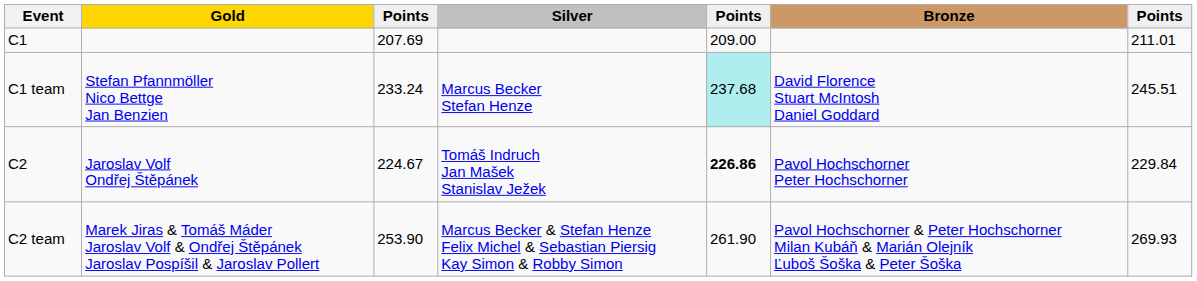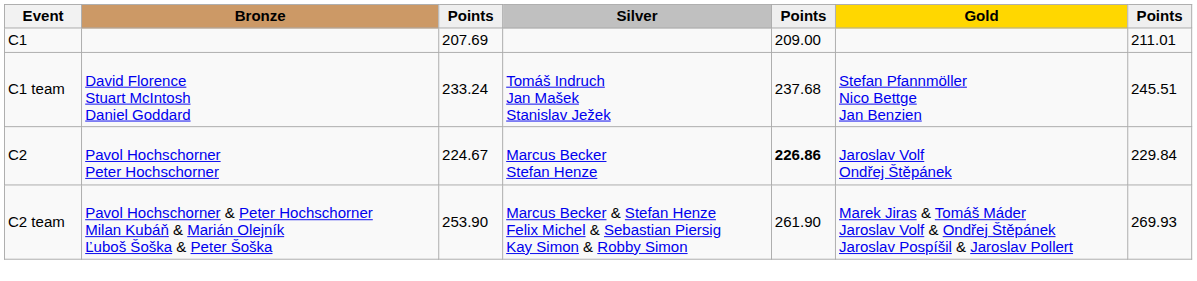columns swapped: (228, 16) <-> (949, 16)
(491, 97) Marcus Becker Stefan Henze -> (558, 97) Tomáš Indruch Jan Mašek Stanislav Ježek
(733, 89) paleturquoise background -> (798, 89) no background
(494, 172) Tomáš Indruch Jan Mašek Stanislav Ježek -> (556, 164) Marcus Becker Stefan Henze
